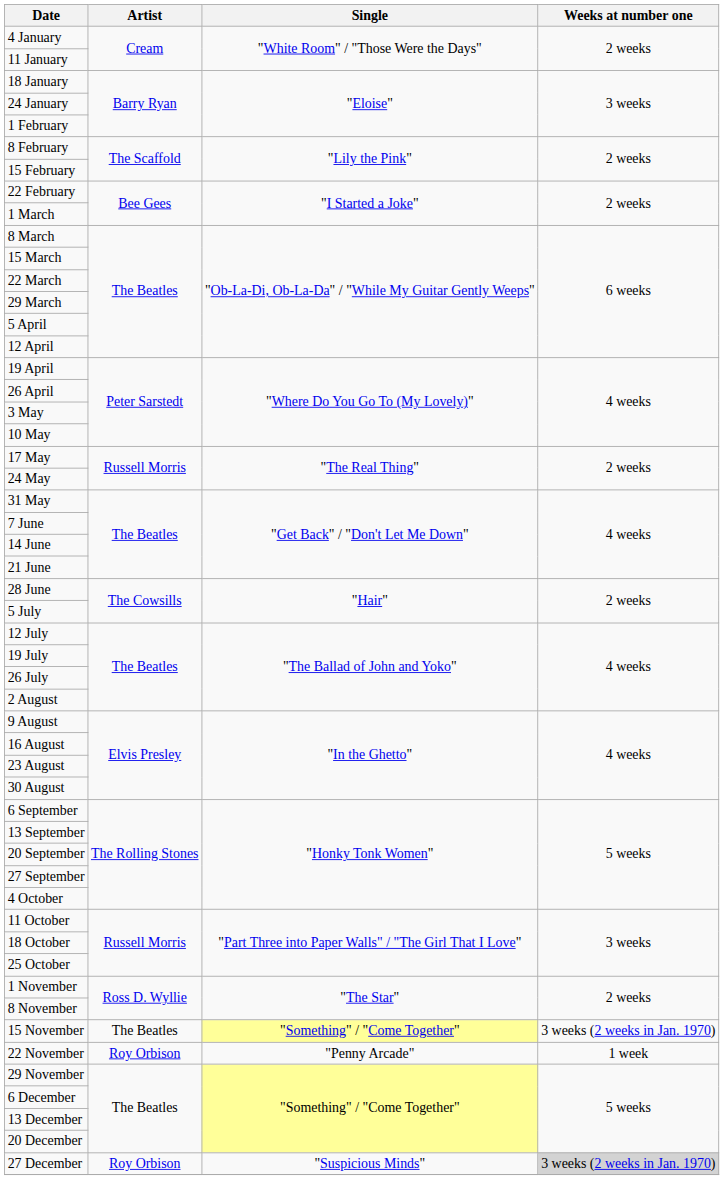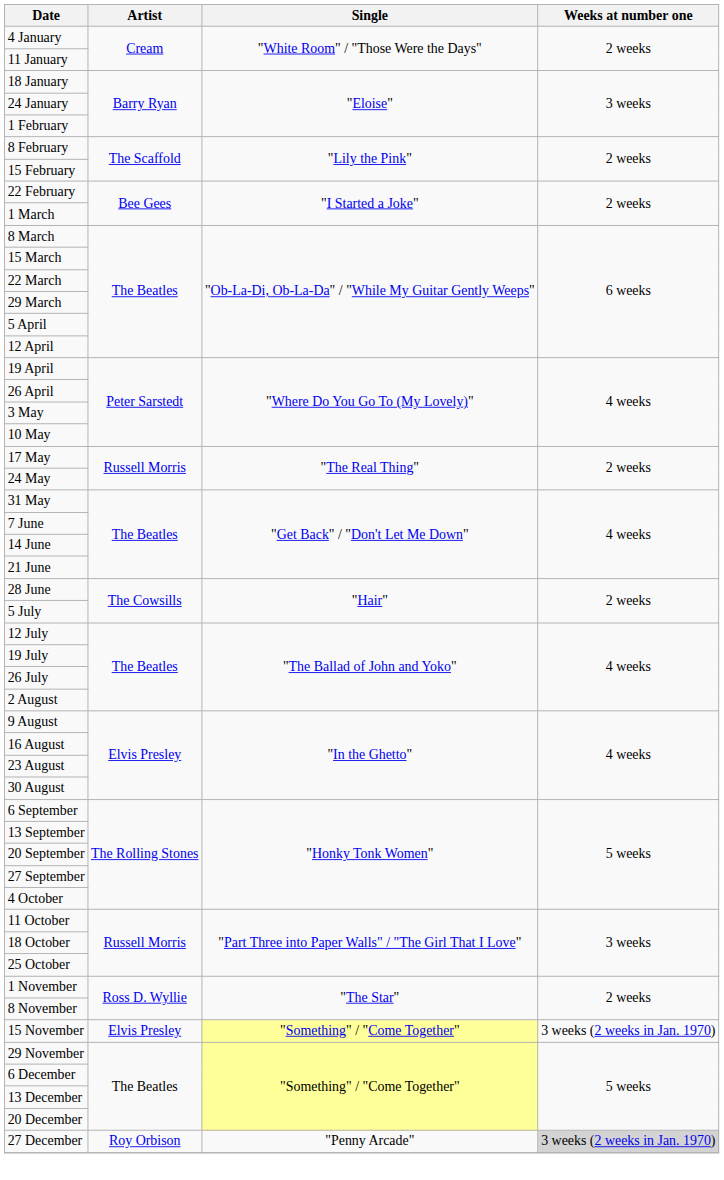(145, 1031) The Beatles -> (145, 1031) Elvis Presley
- row: (46, 1053)
(370, 1163) "Suspicious Minds" -> (370, 1141) "Penny Arcade"
